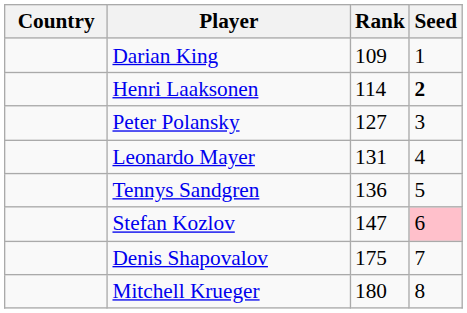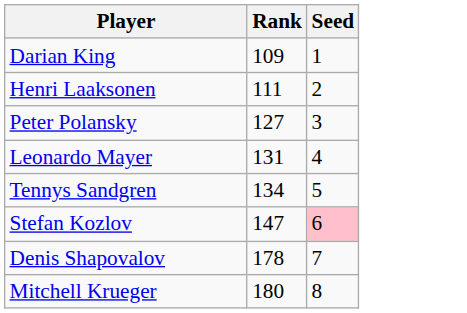- column: (56, 21)
(371, 88) 114 -> (267, 88) 111
(420, 88) bold -> (317, 88) normal
(371, 190) 136 -> (268, 190) 134
(371, 257) 175 -> (268, 257) 178
